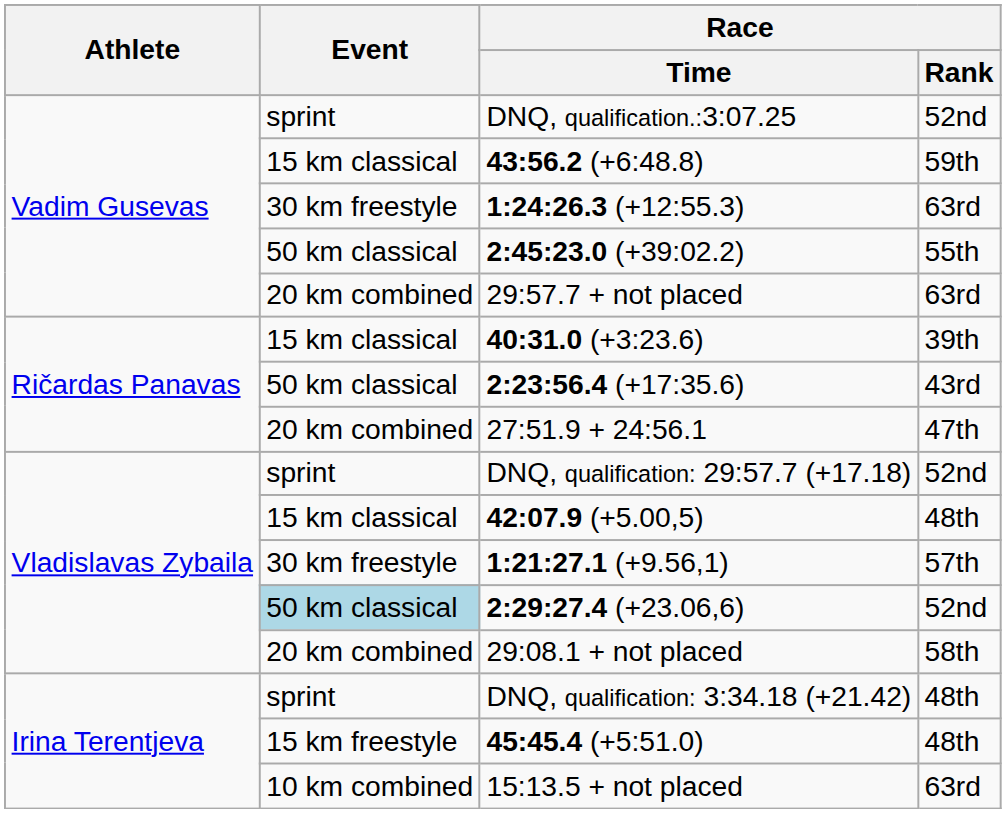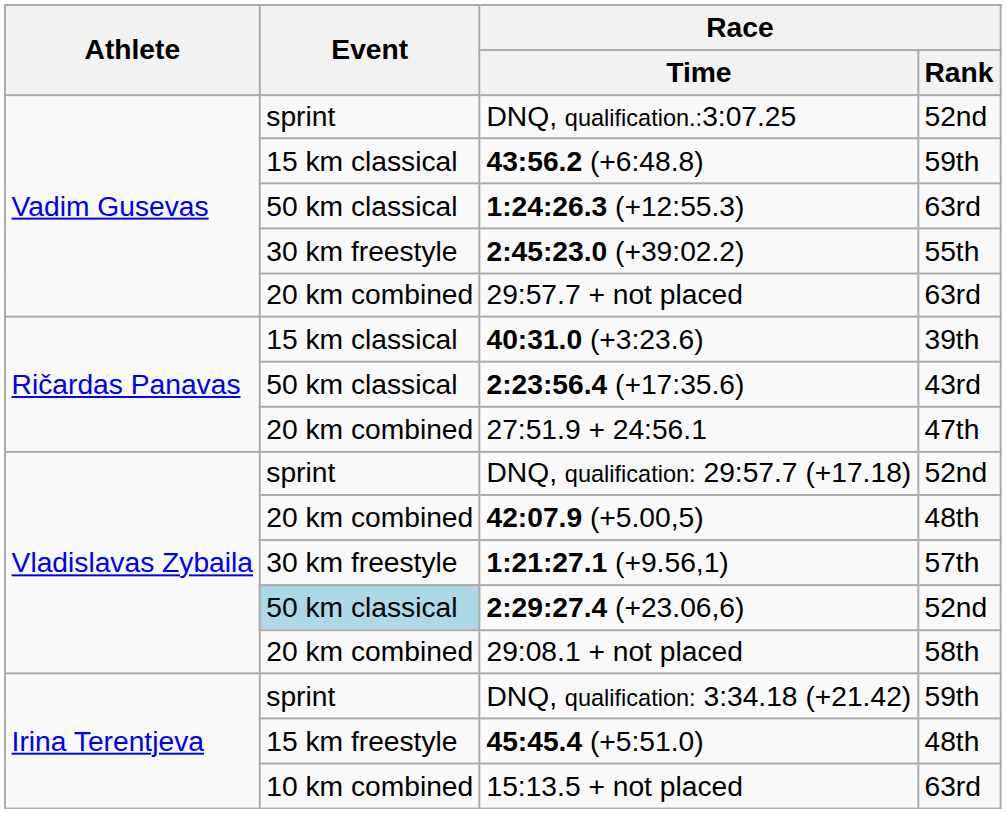(362, 206) 30 km freestyle -> (362, 206) 50 km classical
(362, 251) 50 km classical -> (362, 251) 30 km freestyle
(362, 518) 15 km classical -> (370, 518) 20 km combined
(952, 697) 48th -> (952, 697) 59th
